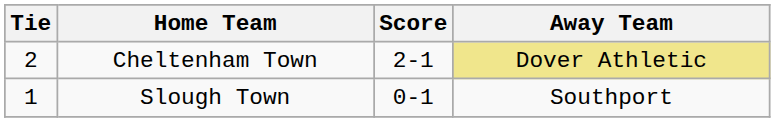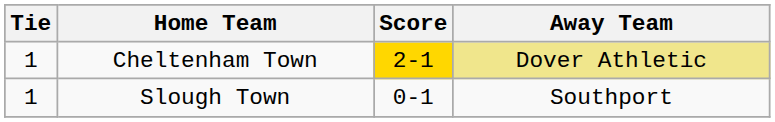(31, 60) 2 -> (31, 60) 1
(413, 60) no background -> (413, 60) gold background
